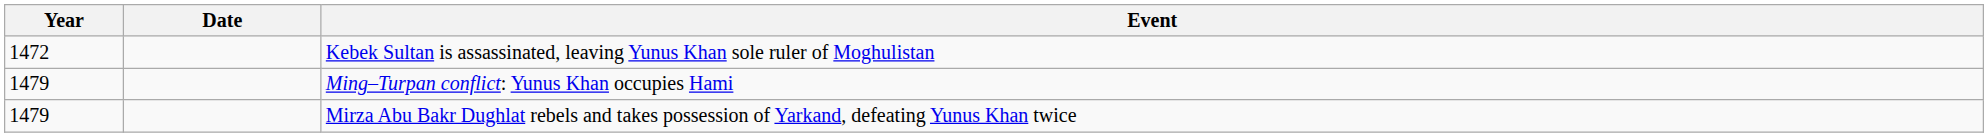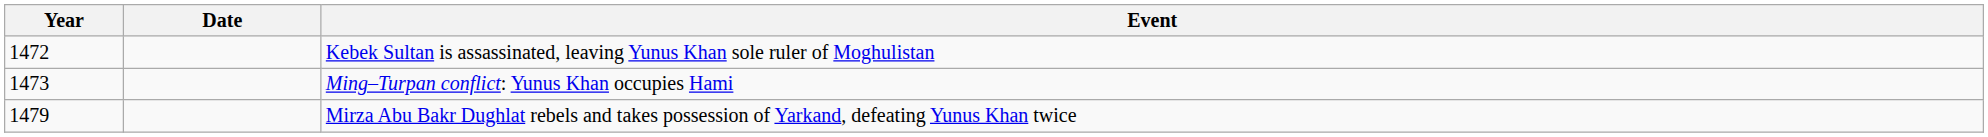(29, 83) 1479 -> (29, 83) 1473
